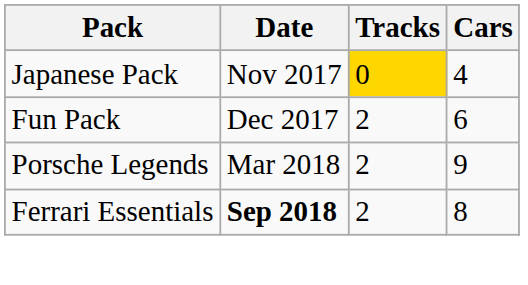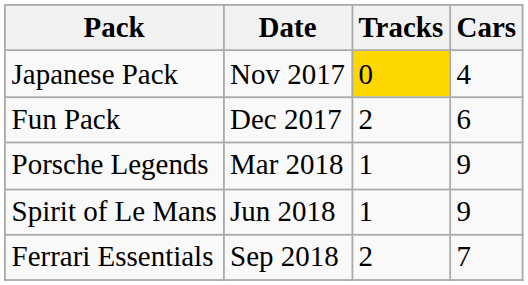(362, 165) 2 -> (366, 165) 1
+ row: (114, 211)
(282, 211) bold -> (284, 257) normal
(461, 211) 8 -> (464, 257) 7
